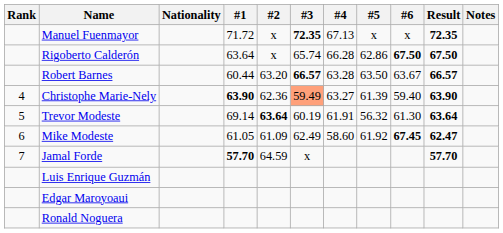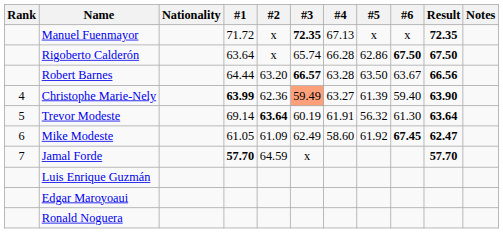(240, 75) 60.44 -> (240, 75) 64.44
(444, 75) 66.57 -> (444, 75) 66.56
(240, 96) 63.90 -> (240, 96) 63.99
